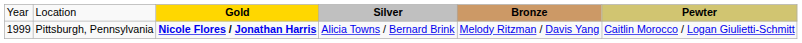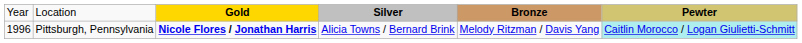(19, 30) 1999 -> (19, 30) 1996
(699, 30) no background -> (699, 30) paleturquoise background
